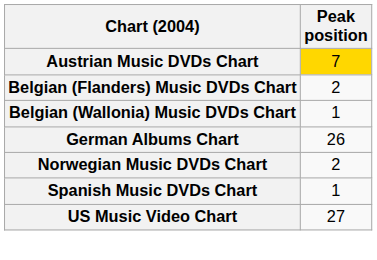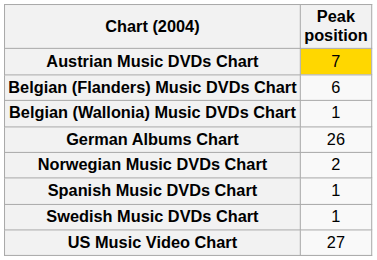(336, 87) 2 -> (336, 87) 6
+ row: (152, 216)
